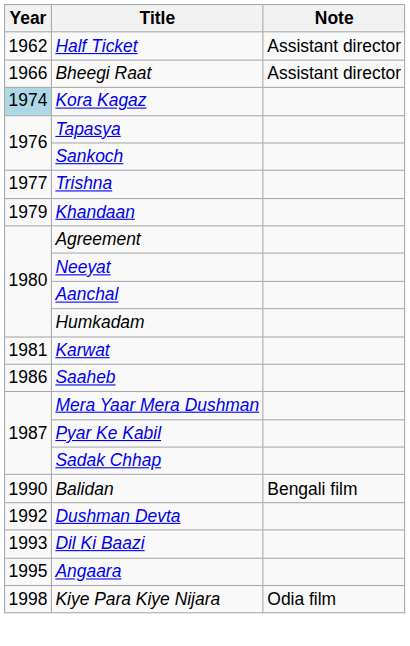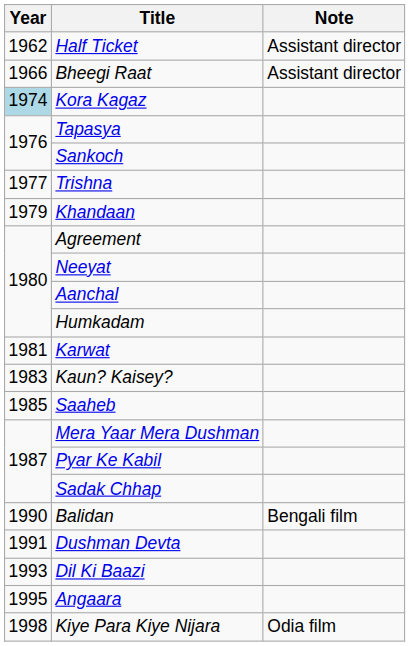+ row: (114, 377)
(28, 377) 1986 -> (28, 405) 1985
(28, 516) 1992 -> (28, 543) 1991
